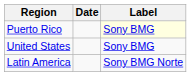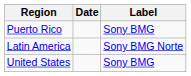(129, 29) lightyellow background -> (129, 29) no background
rows swapped: (38, 46) <-> (39, 63)
